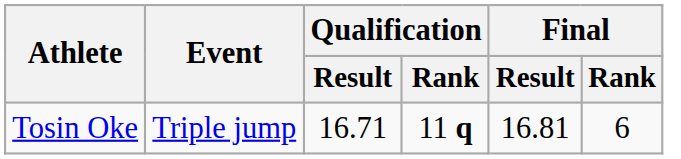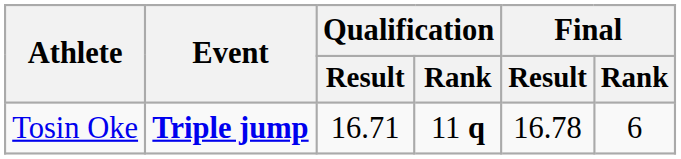(224, 128) normal -> (230, 128) bold
(535, 128) 16.81 -> (548, 128) 16.78
